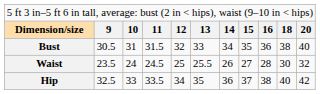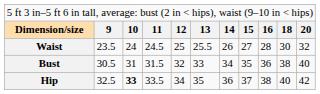rows swapped: (49, 47) <-> (49, 64)
(131, 81) normal -> (131, 81) bold
